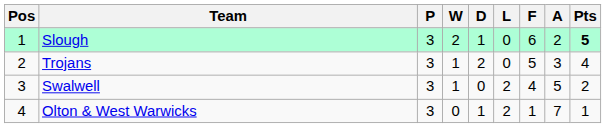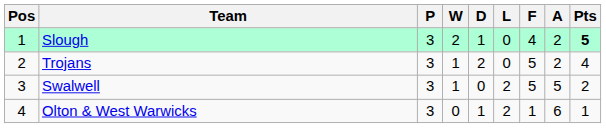(532, 39) 6 -> (532, 39) 4
(557, 63) 3 -> (557, 63) 2
(532, 87) 4 -> (532, 87) 5
(557, 110) 7 -> (557, 110) 6
